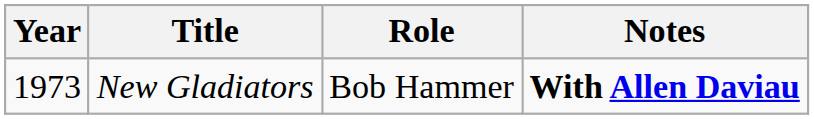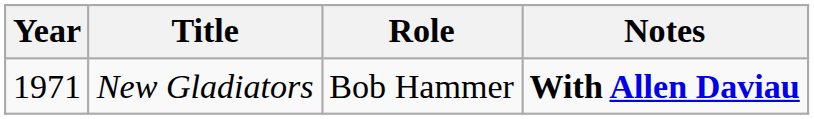(47, 85) 1973 -> (47, 85) 1971
